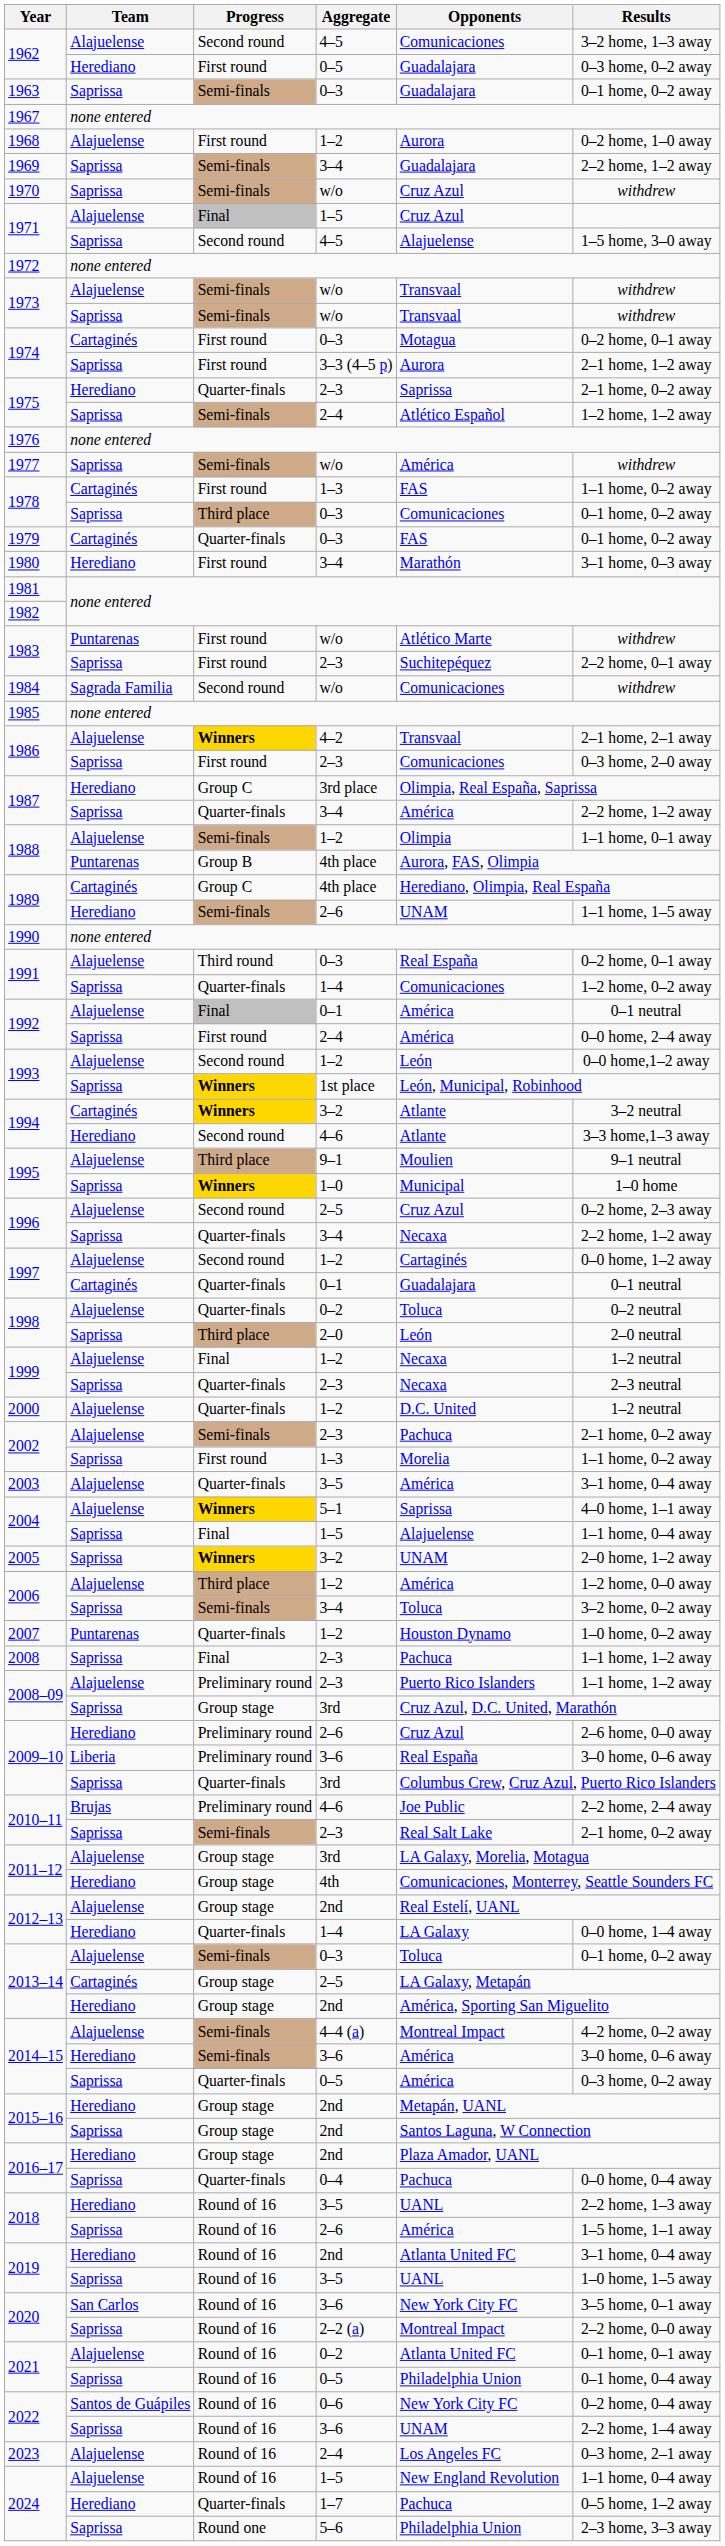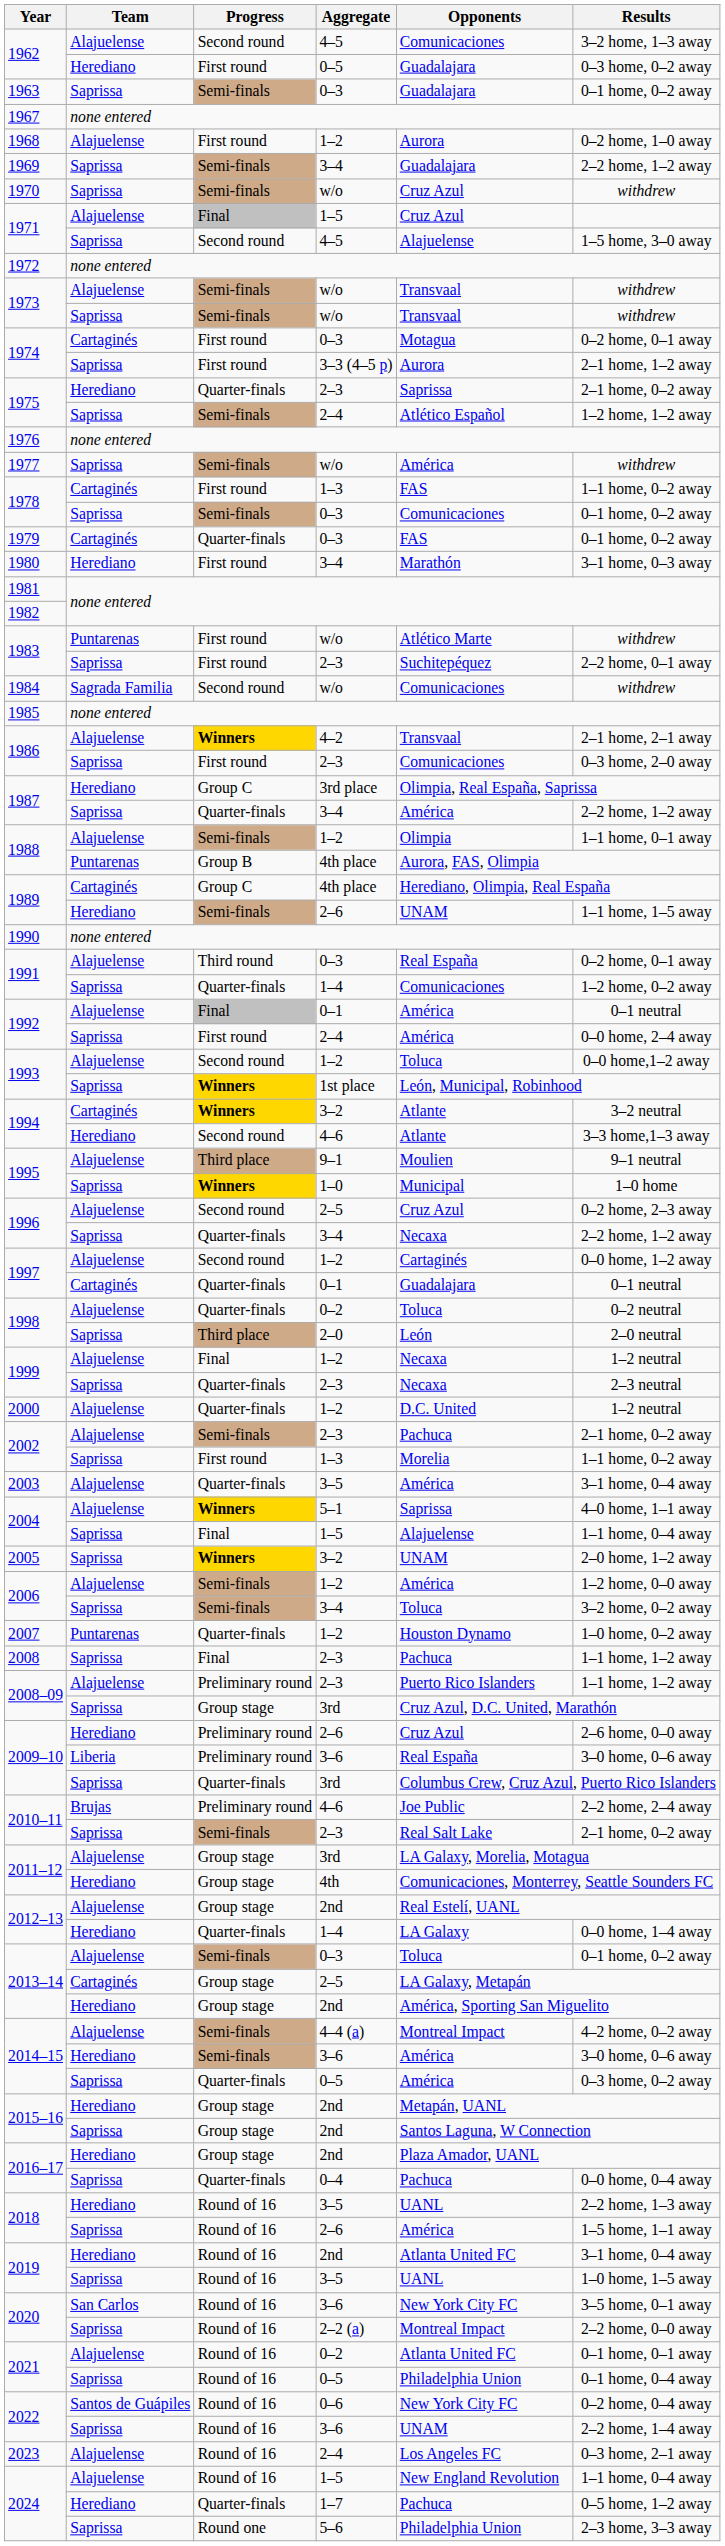(234, 514) Third place -> (234, 514) Semi-finals
(416, 1061) León -> (421, 1061) Toluca
(234, 1583) Third place -> (234, 1583) Semi-finals
